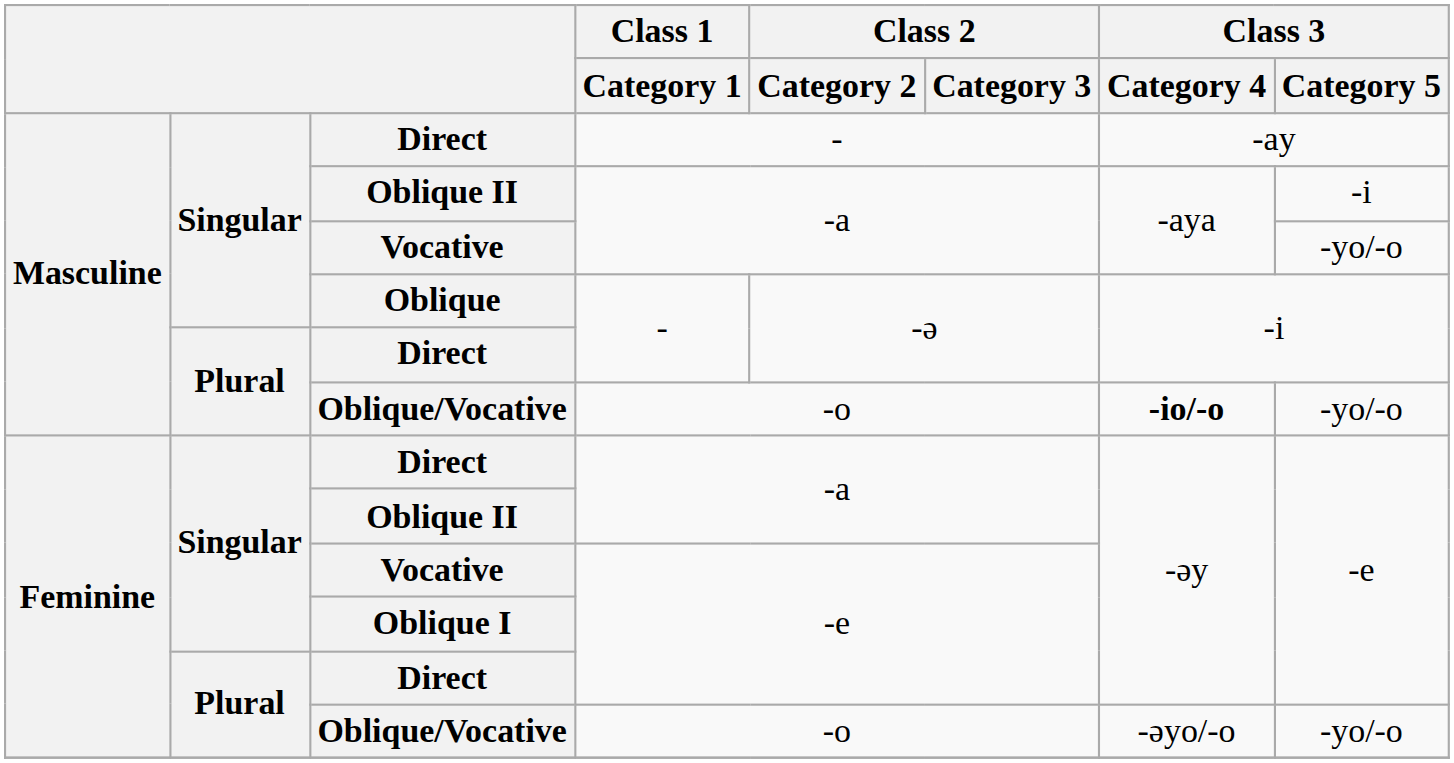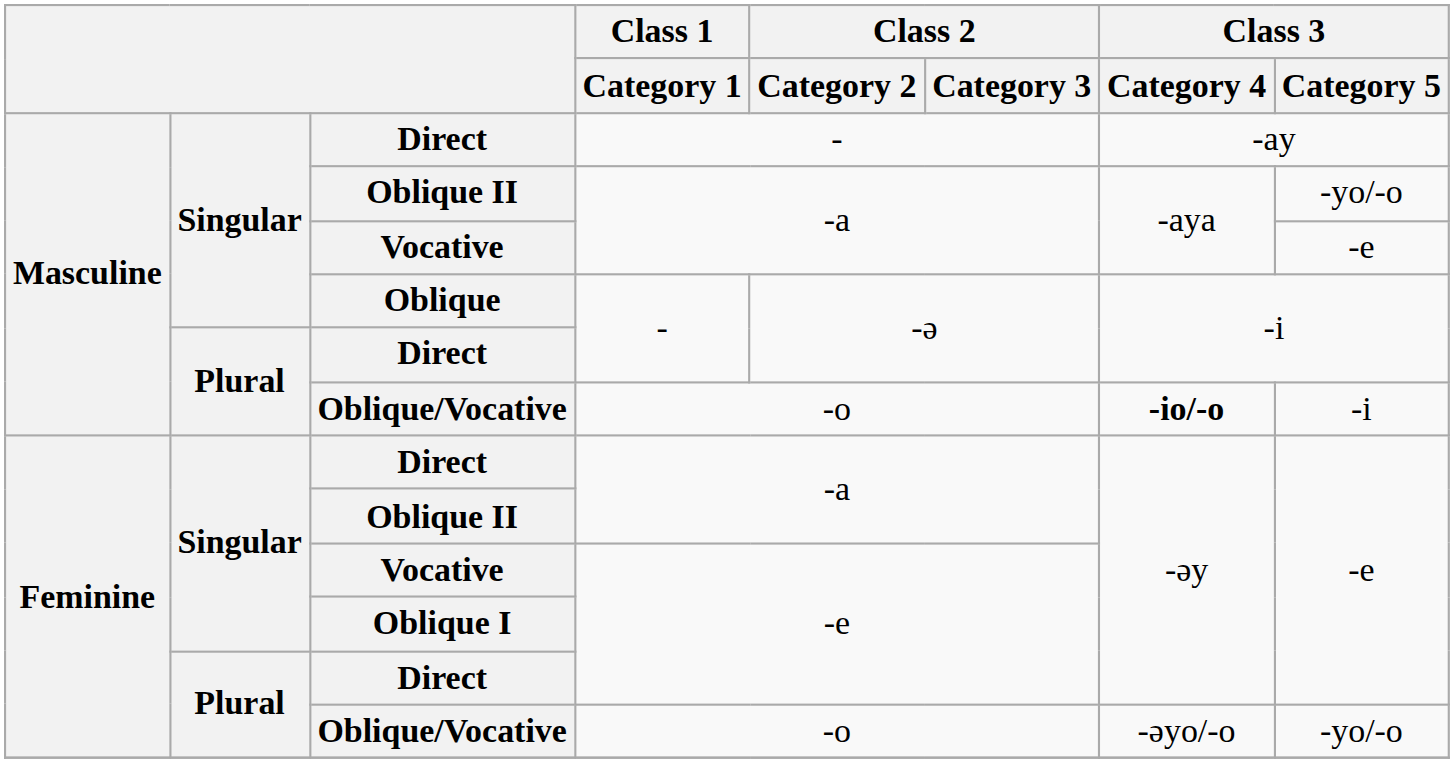(1361, 192) -i -> (1361, 192) -yo/-o
(1361, 246) -yo/-o -> (1361, 246) -e
(1361, 407) -yo/-o -> (1361, 407) -i
